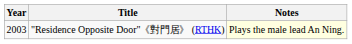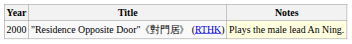(16, 30) 2003 -> (16, 30) 2000
